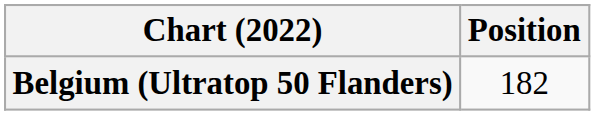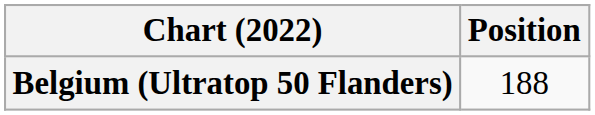(524, 82) 182 -> (524, 82) 188
